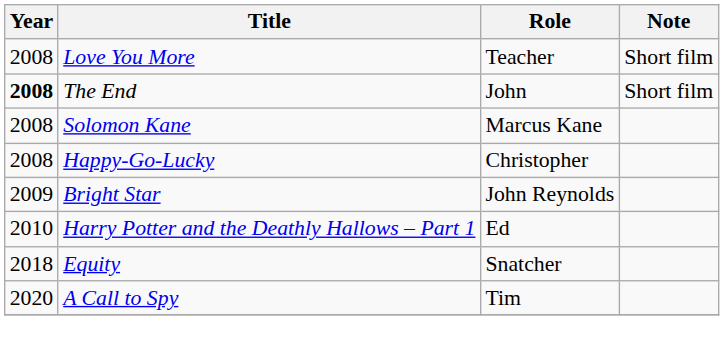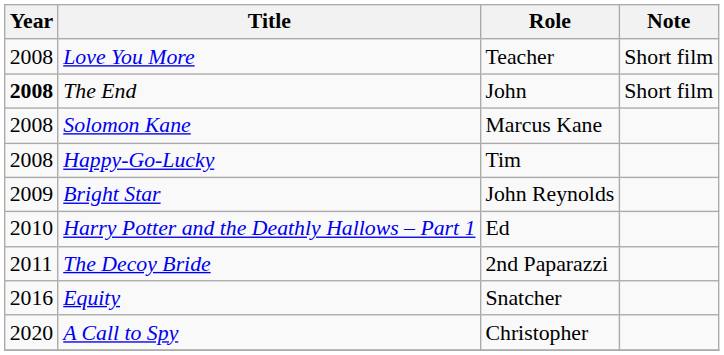(537, 159) Christopher -> (503, 159) Tim
+ row: (137, 263)
(31, 263) 2018 -> (31, 297) 2016
(503, 297) Tim -> (537, 332) Christopher
